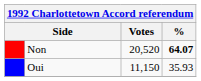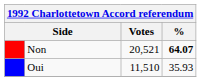(144, 49) 20,520 -> (144, 49) 20,521
(145, 67) 11,150 -> (145, 67) 11,510
